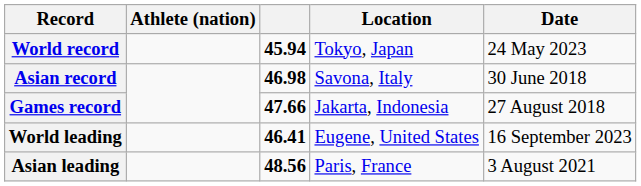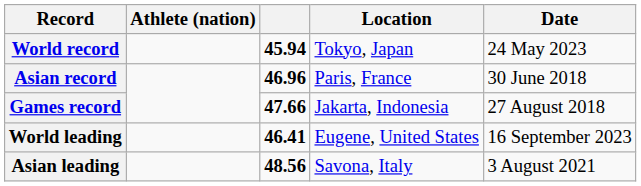(285, 78) 46.98 -> (285, 78) 46.96
(363, 78) Savona, Italy -> (363, 78) Paris, France
(363, 166) Paris, France -> (363, 166) Savona, Italy
